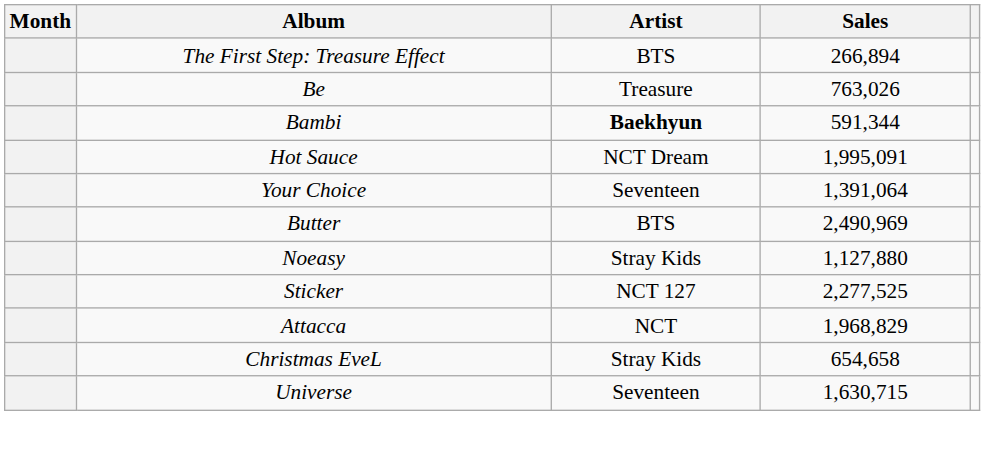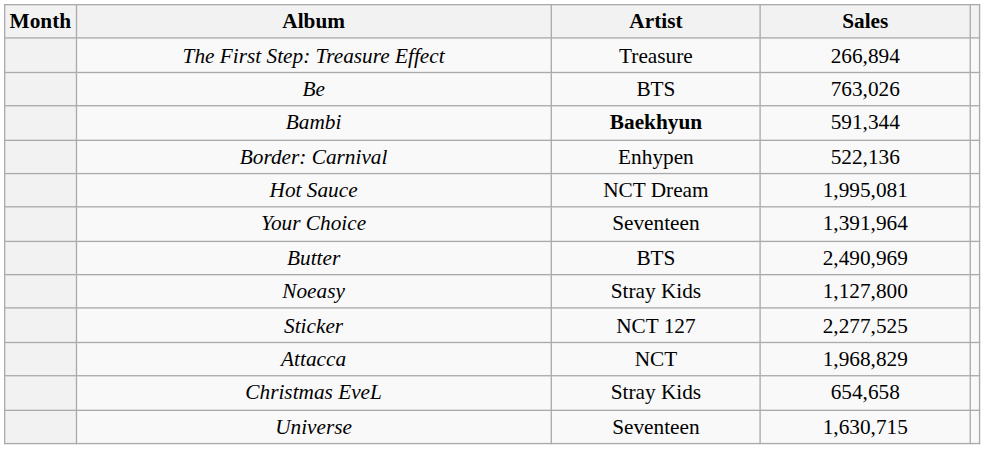(656, 55) BTS -> (656, 55) Treasure
(656, 88) Treasure -> (656, 88) BTS
+ row: (314, 156)
(865, 156) 1,995,091 -> (865, 190) 1,995,081
(865, 190) 1,391,064 -> (865, 223) 1,391,964
(865, 257) 1,127,880 -> (865, 291) 1,127,800
